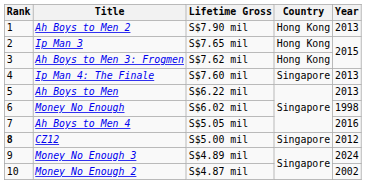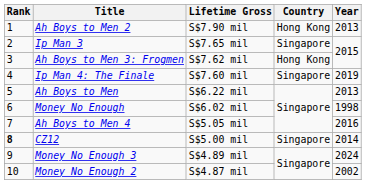(303, 45) Hong Kong -> (303, 45) Singapore
(347, 77) 2013 -> (347, 77) 2019
(347, 140) 2012 -> (347, 140) 2014
